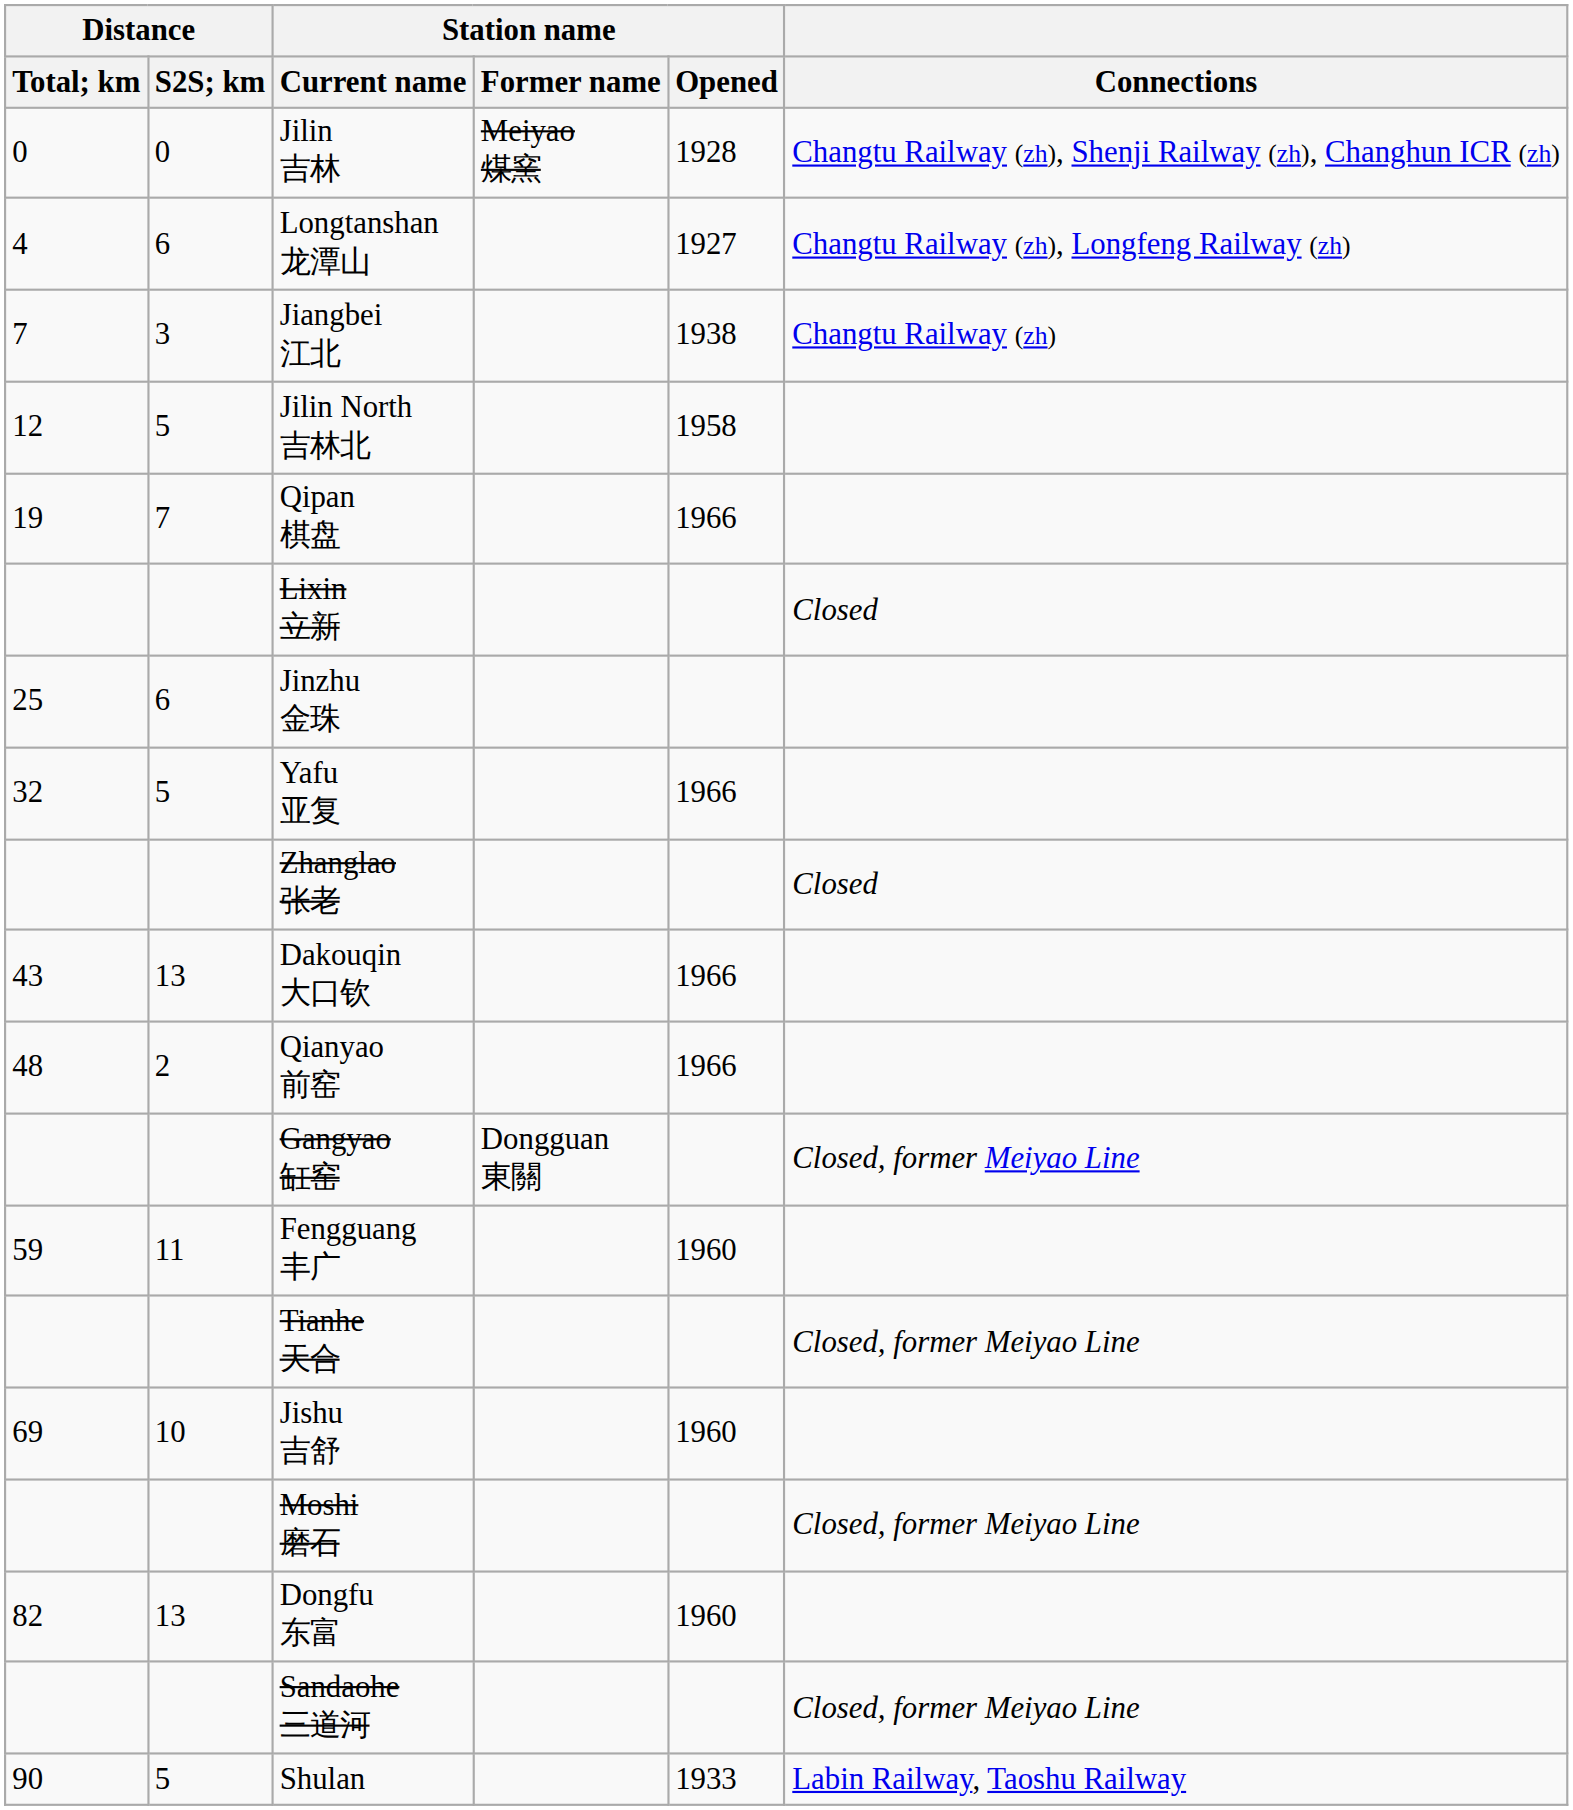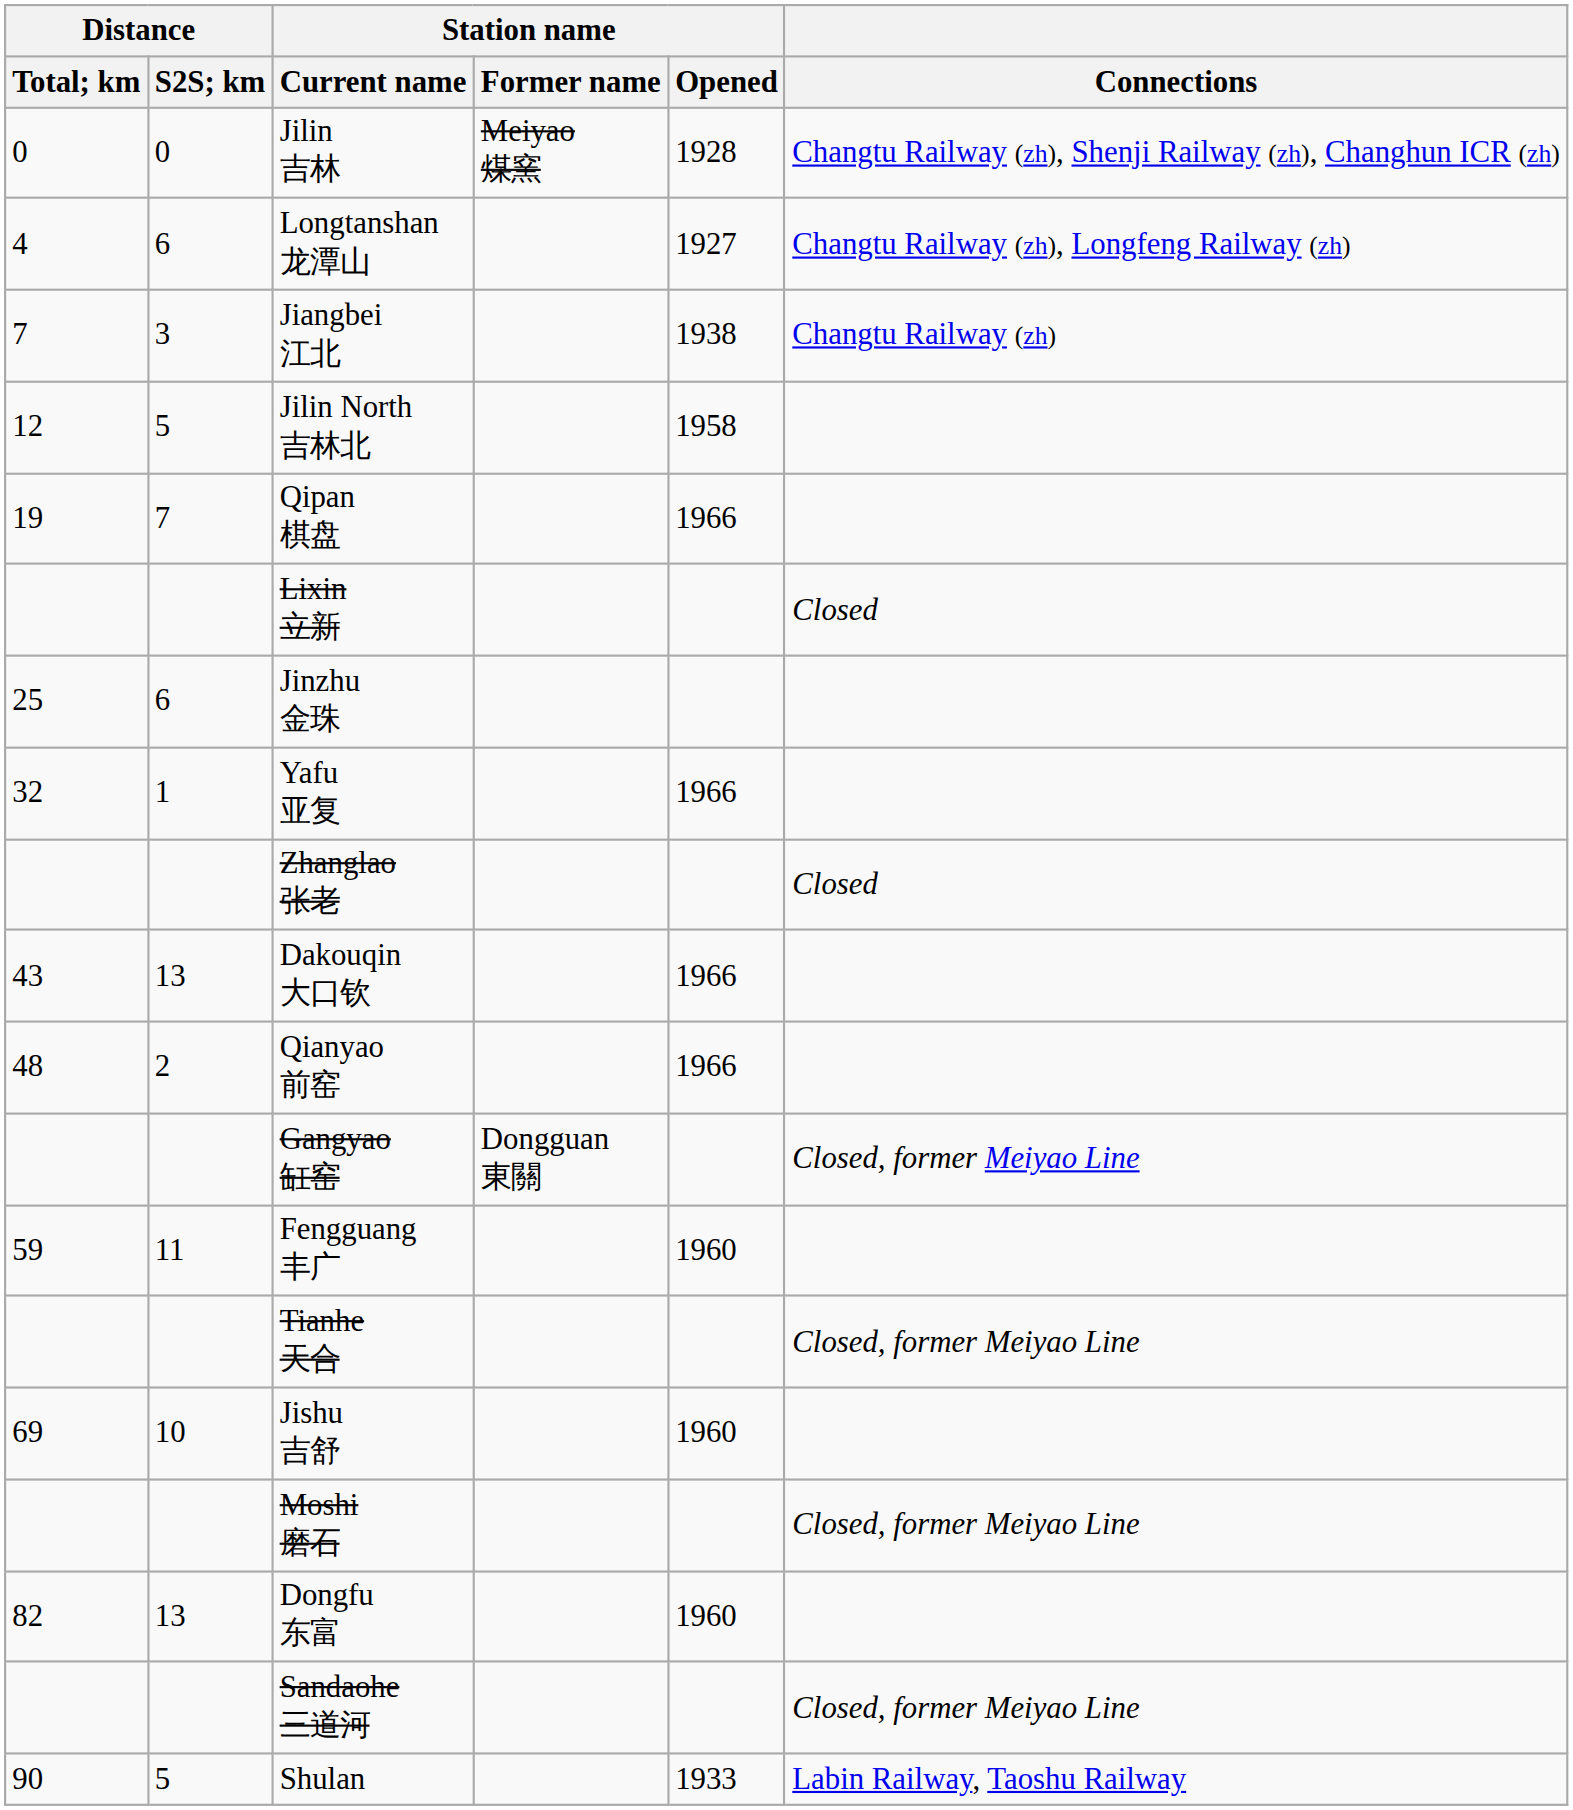(163, 792) 5 -> (163, 792) 1
